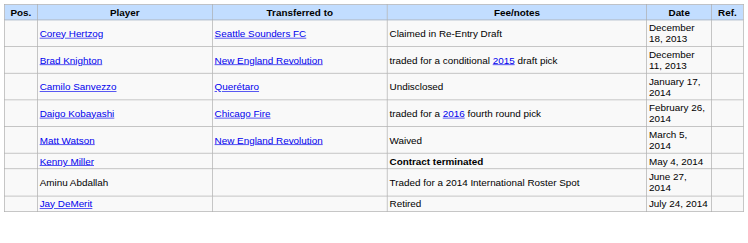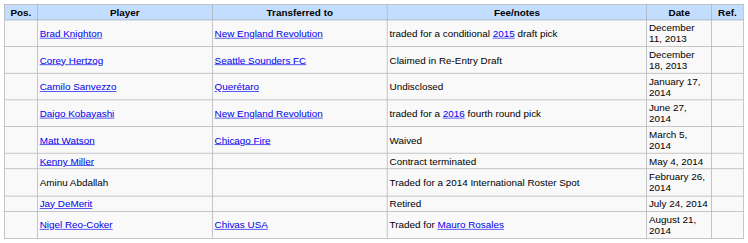rows swapped: (71, 60) <-> (72, 33)
(243, 114) Chicago Fire -> (269, 114) New England Revolution
(677, 114) February 26, 2014 -> (668, 114) June 27, 2014
(269, 140) New England Revolution -> (243, 140) Chicago Fire
(436, 161) bold -> (433, 161) normal
(668, 183) June 27, 2014 -> (677, 183) February 26, 2014
+ row: (76, 225)
